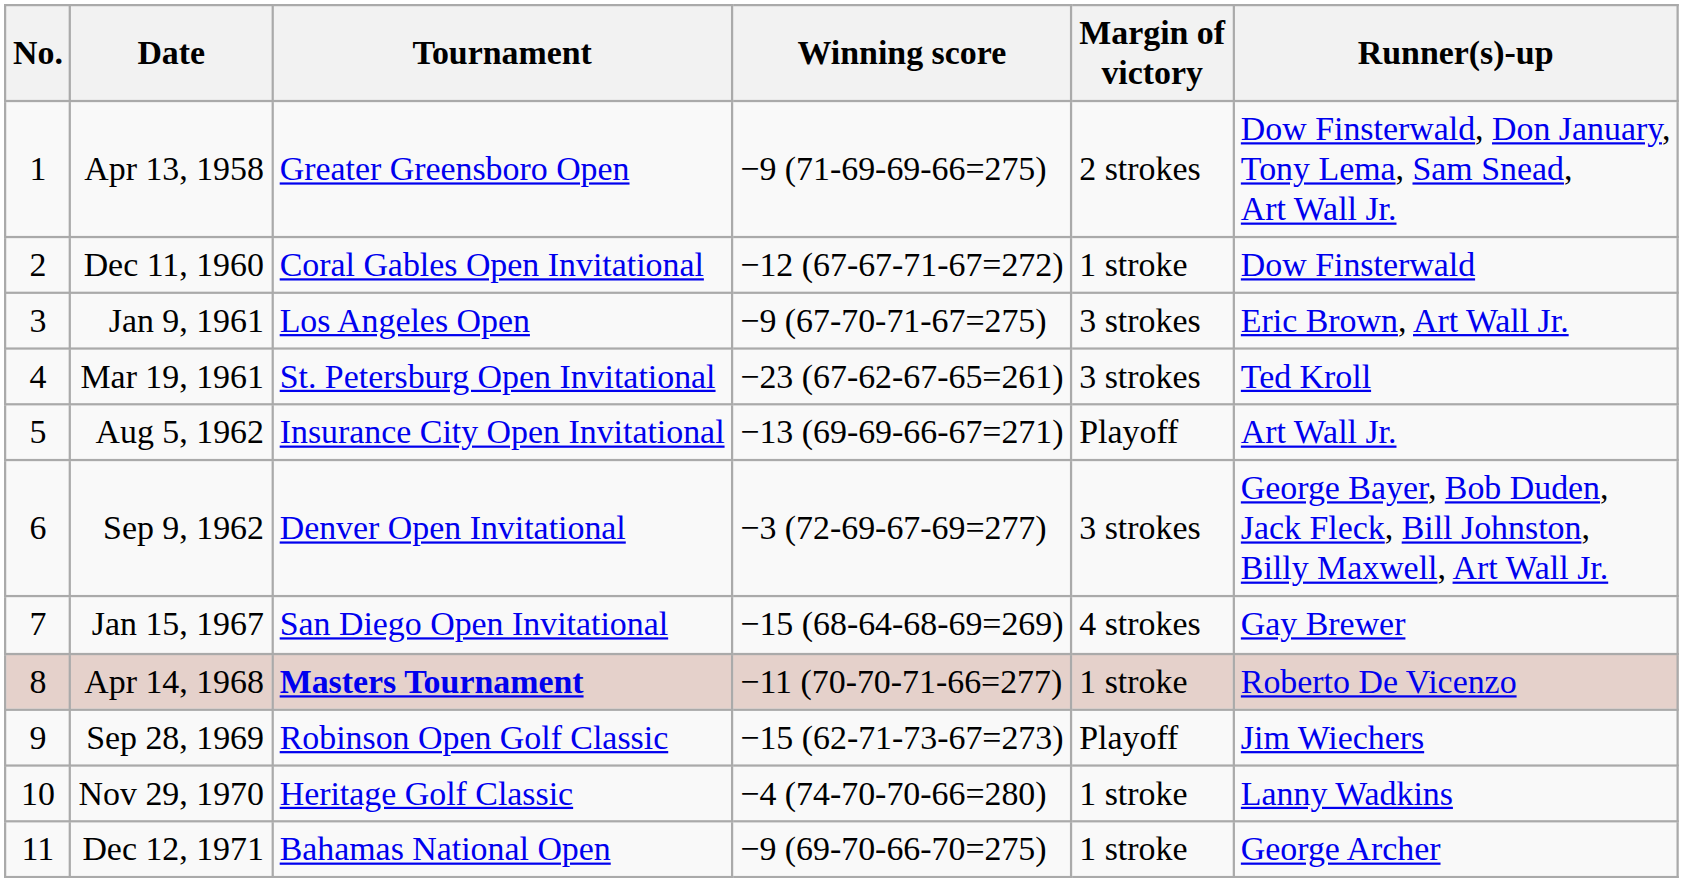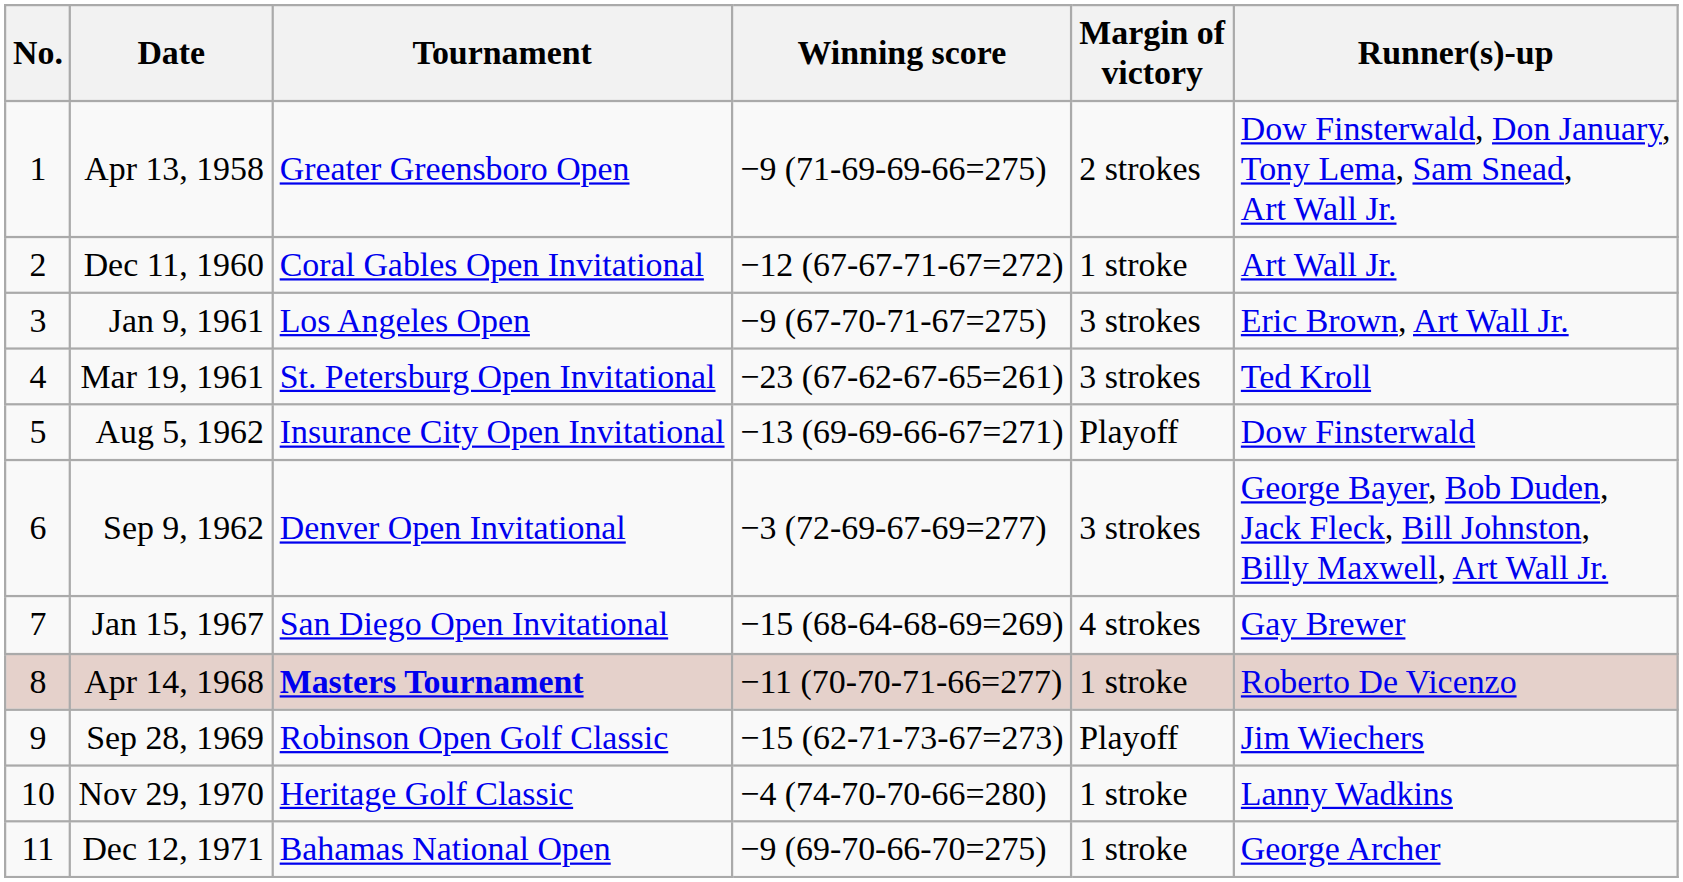(1358, 264) Dow Finsterwald -> (1319, 264) Art Wall Jr.
(1319, 432) Art Wall Jr. -> (1358, 432) Dow Finsterwald
